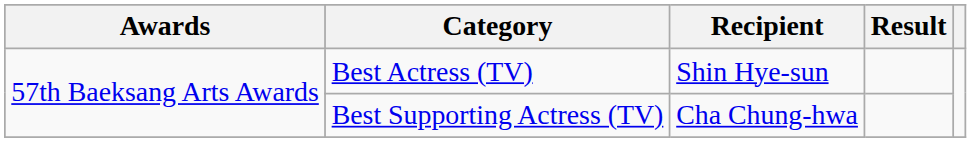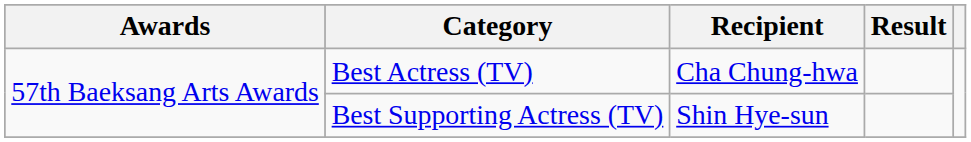(752, 70) Shin Hye-sun -> (767, 70) Cha Chung-hwa
(767, 114) Cha Chung-hwa -> (752, 114) Shin Hye-sun
